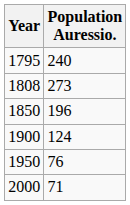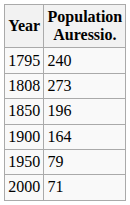(60, 136) 124 -> (60, 136) 164
(56, 162) 76 -> (56, 162) 79
